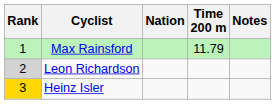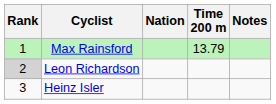(209, 48) 11.79 -> (209, 48) 13.79
(23, 88) gold background -> (23, 88) no background
